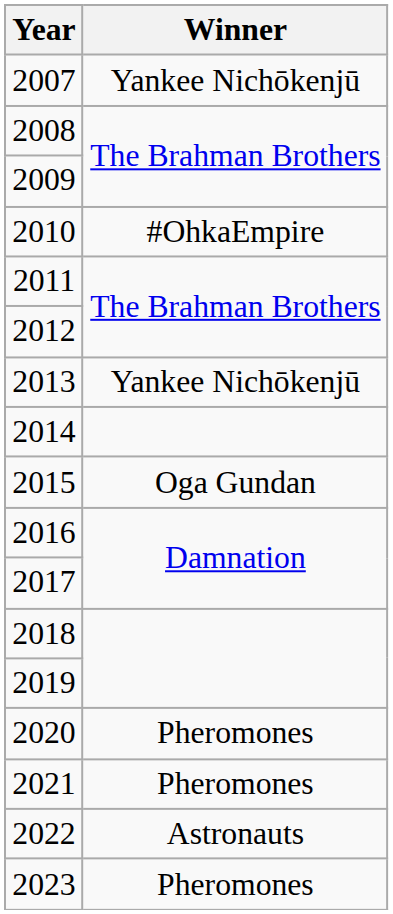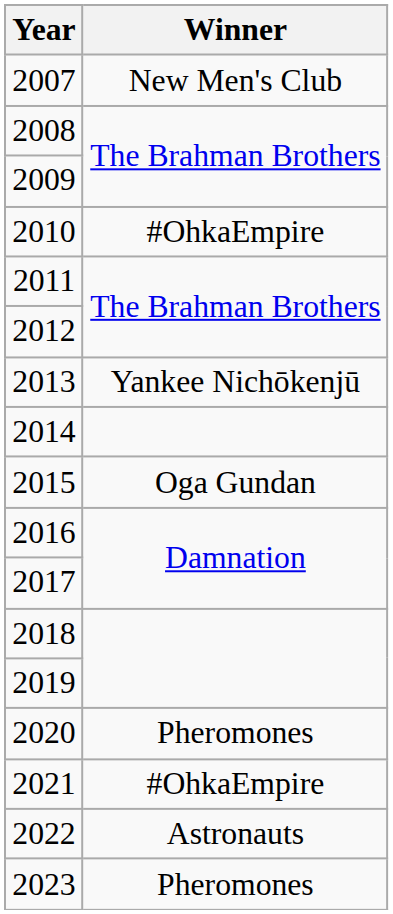(235, 79) Yankee Nichōkenjū -> (235, 79) New Men's Club
(235, 783) Pheromones -> (235, 783) #OhkaEmpire
